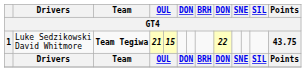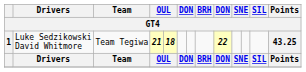(122, 42) bold -> (122, 42) normal
(170, 42) 15 -> (170, 42) 18
(285, 42) 43.75 -> (285, 42) 43.25
